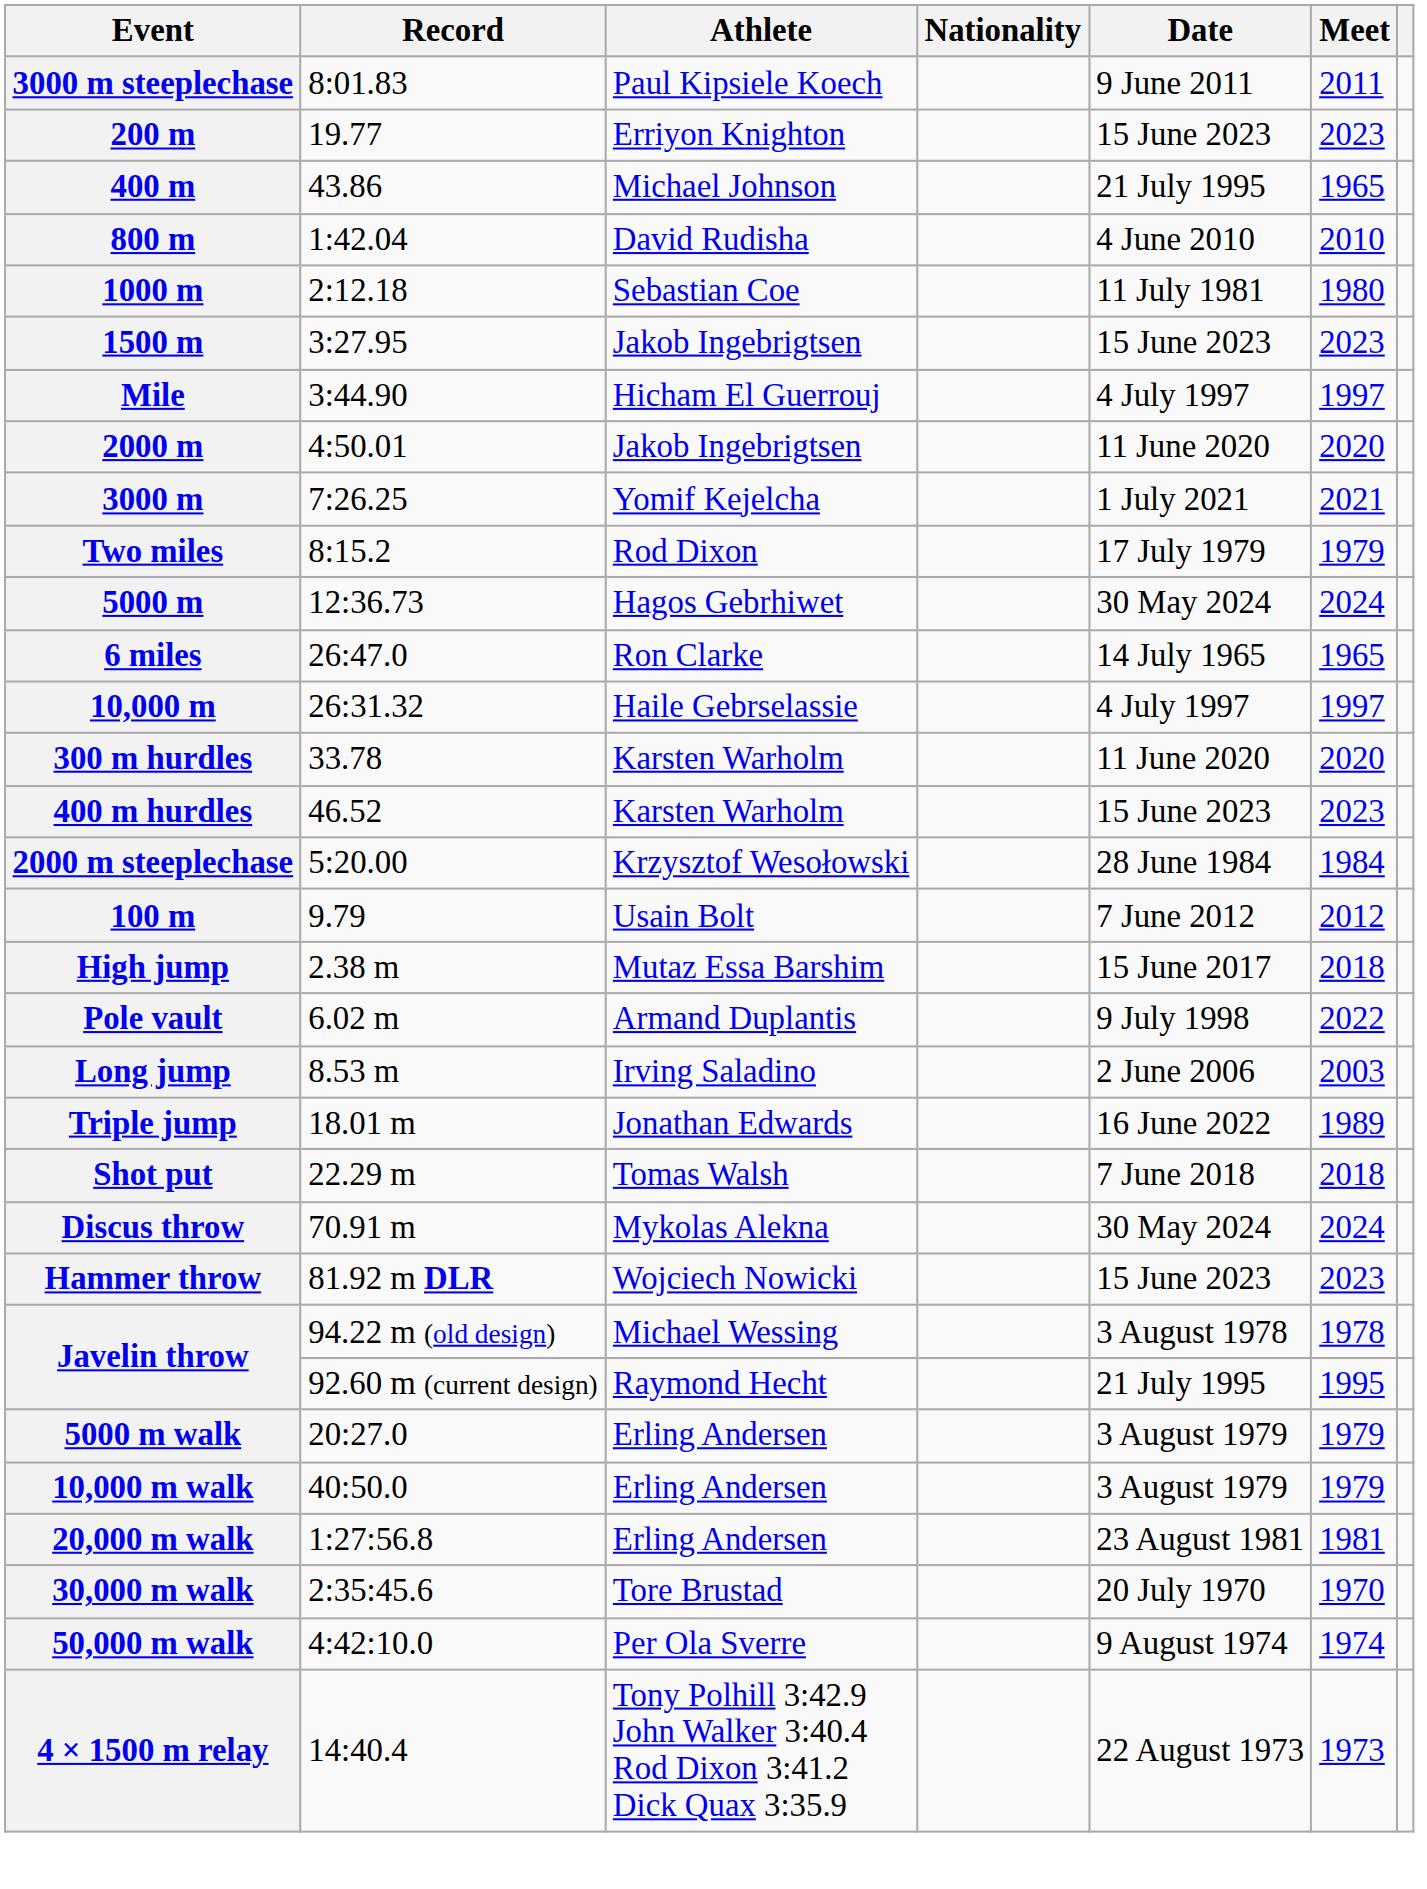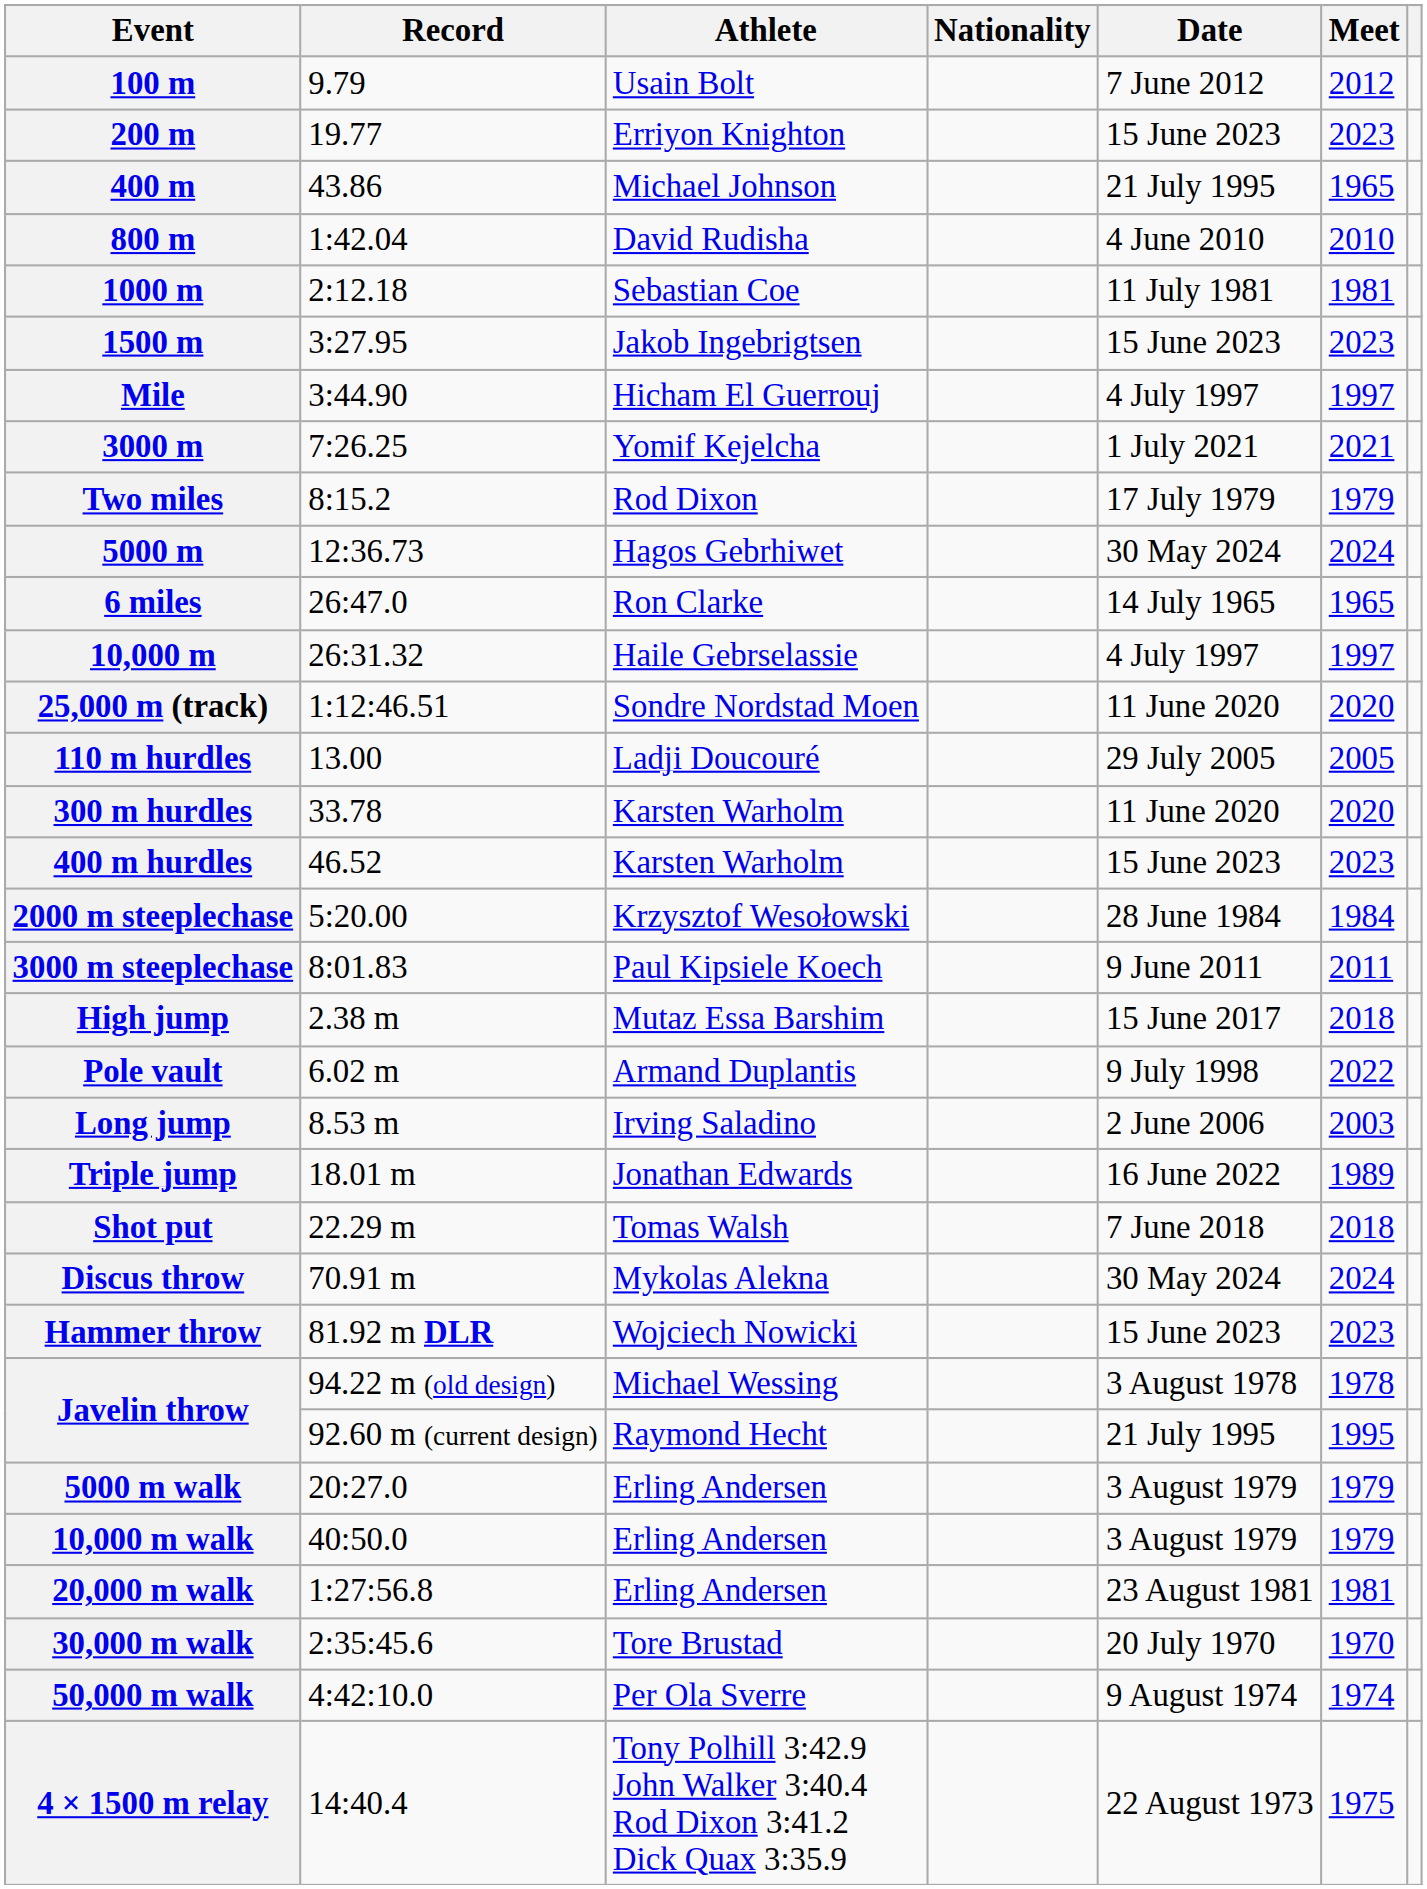rows swapped: (153, 914) <-> (153, 82)
(1352, 290) 1980 -> (1362, 290) 1981
- row: (153, 446)
+ row: (153, 706)
+ row: (153, 758)
(1352, 1750) 1973 -> (1362, 1802) 1975
